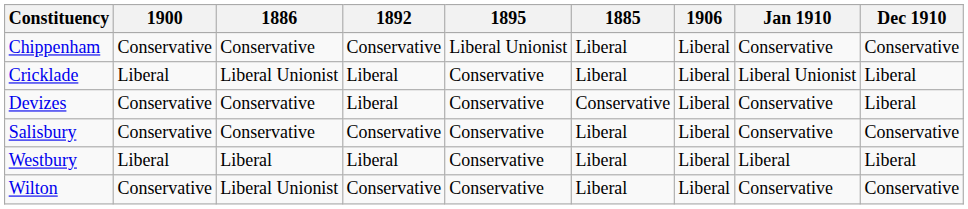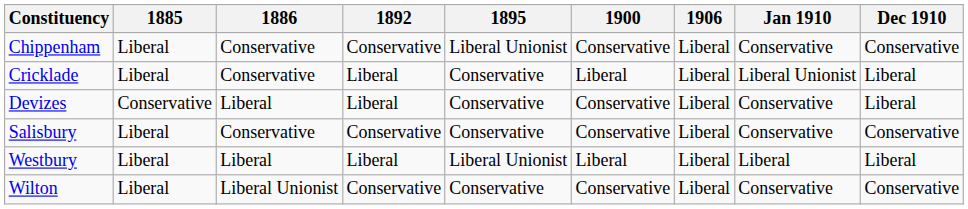columns swapped: (623, 18) <-> (165, 18)
(279, 75) Liberal Unionist -> (268, 75) Conservative
(268, 103) Conservative -> (246, 103) Liberal
(497, 160) Conservative -> (508, 160) Liberal Unionist
